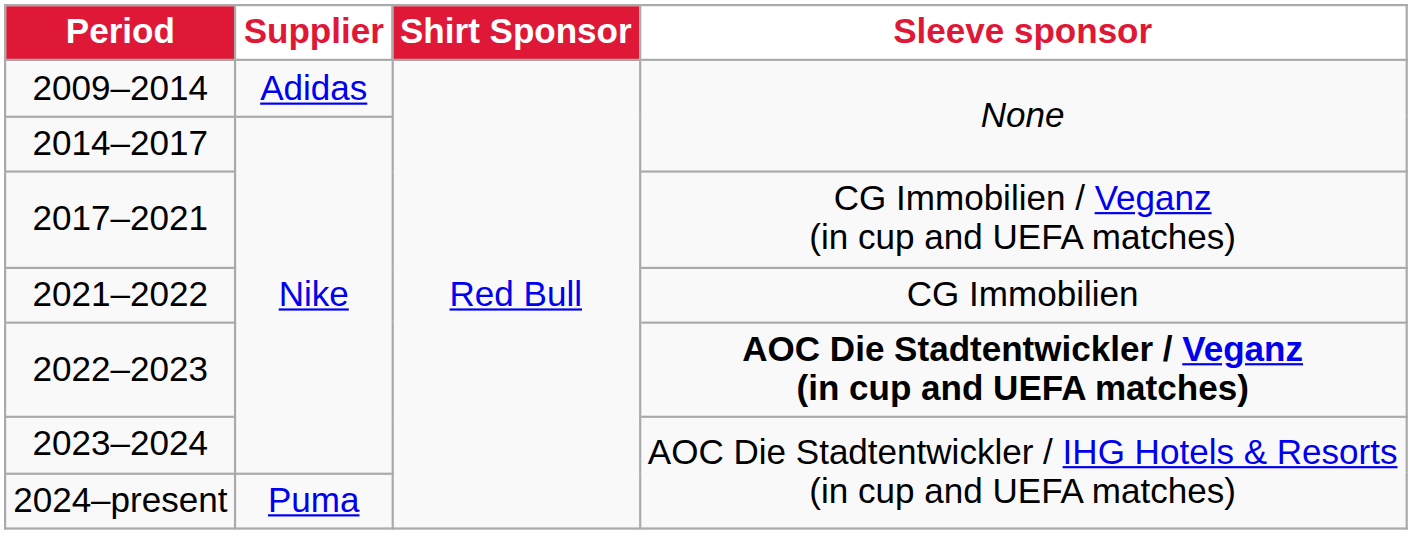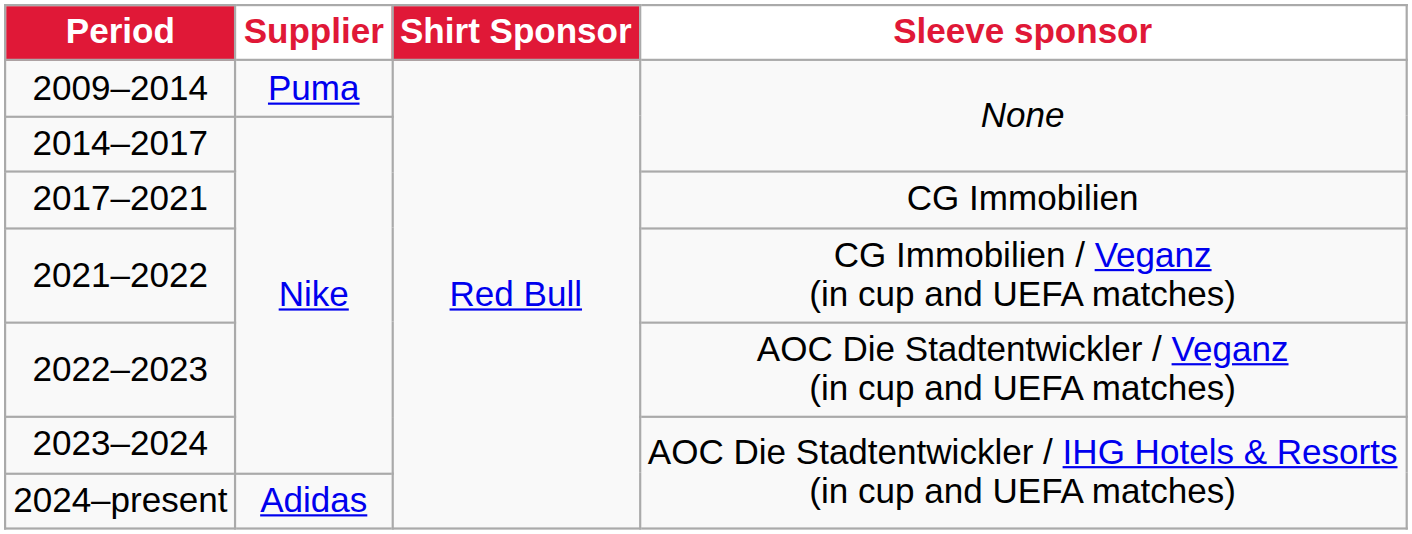(314, 87) Adidas -> (314, 87) Puma
(1023, 218) CG Immobilien / Veganz (in cup and UEFA matches) -> (1023, 198) CG Immobilien
(1023, 293) CG Immobilien -> (1023, 274) CG Immobilien / Veganz (in cup and UEFA matches)
(1023, 369) bold -> (1023, 369) normal
(314, 500) Puma -> (314, 500) Adidas
